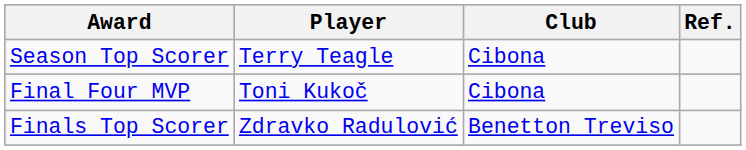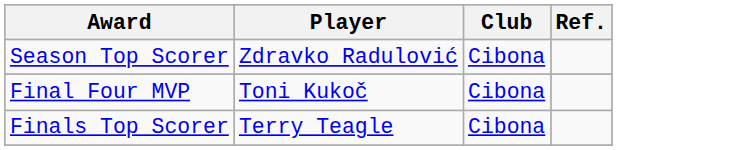(316, 57) Terry Teagle -> (348, 57) Zdravko Radulović
(348, 127) Zdravko Radulović -> (316, 127) Terry Teagle
(571, 127) Benetton Treviso -> (507, 127) Cibona
